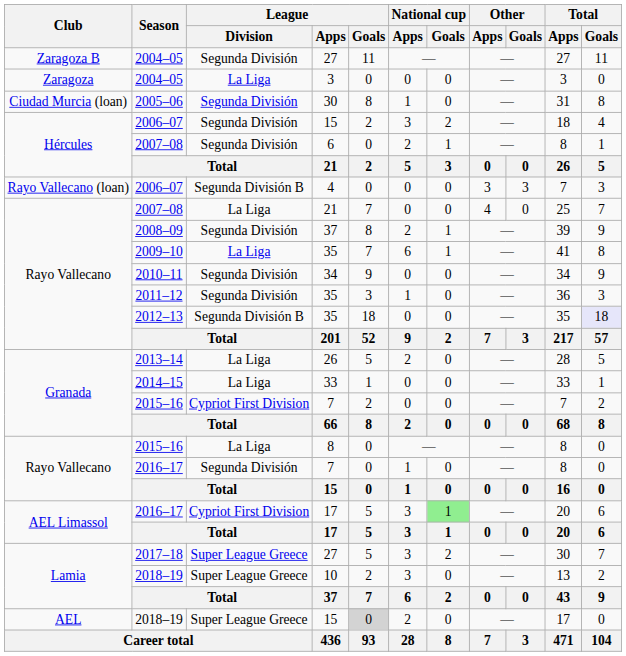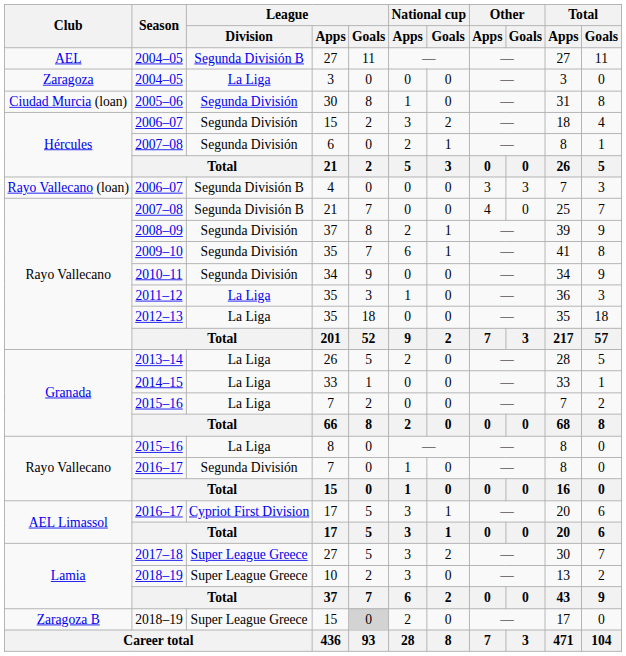(68, 58) Zaragoza B -> (68, 58) AEL
(249, 58) Segunda División -> (249, 58) Segunda División B
(249, 209) La Liga -> (249, 209) Segunda División B
(249, 252) La Liga -> (249, 252) Segunda División
(249, 295) Segunda División -> (249, 295) La Liga
(249, 317) Segunda División B -> (249, 317) La Liga
(601, 317) lavender background -> (601, 317) no background
(249, 403) Cypriot First Division -> (249, 403) La Liga
(448, 511) lightgreen background -> (448, 511) no background
(68, 619) AEL -> (68, 619) Zaragoza B
